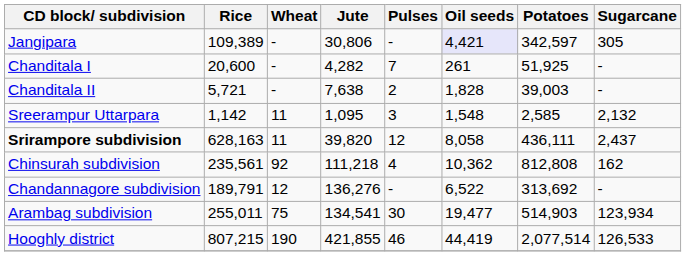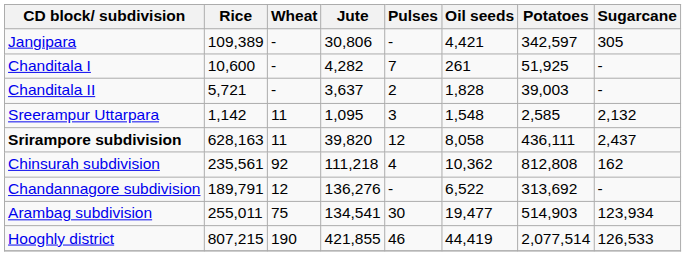(464, 41) lavender background -> (464, 41) no background
(231, 66) 20,600 -> (231, 66) 10,600
(344, 90) 7,638 -> (344, 90) 3,637
